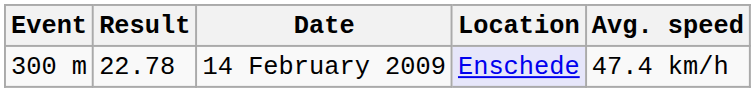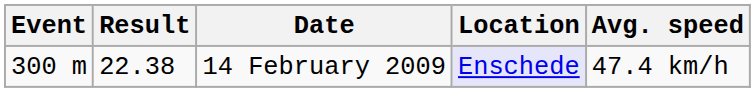(137, 67) 22.78 -> (137, 67) 22.38
